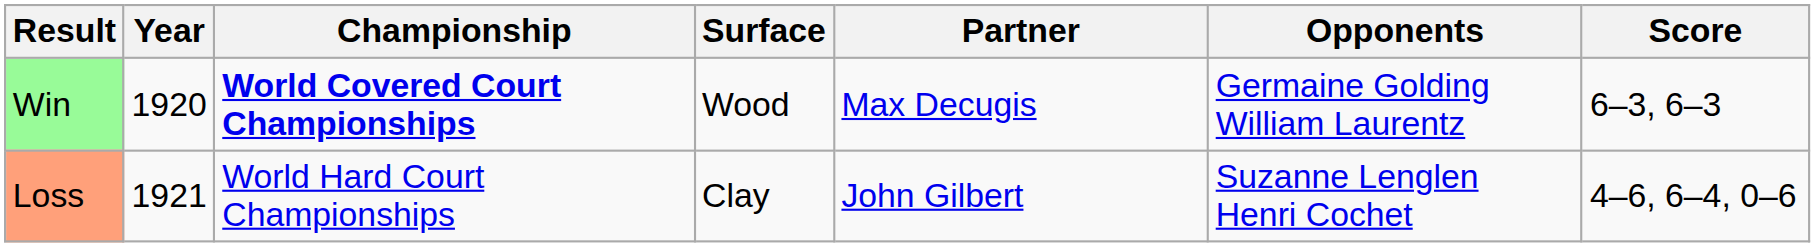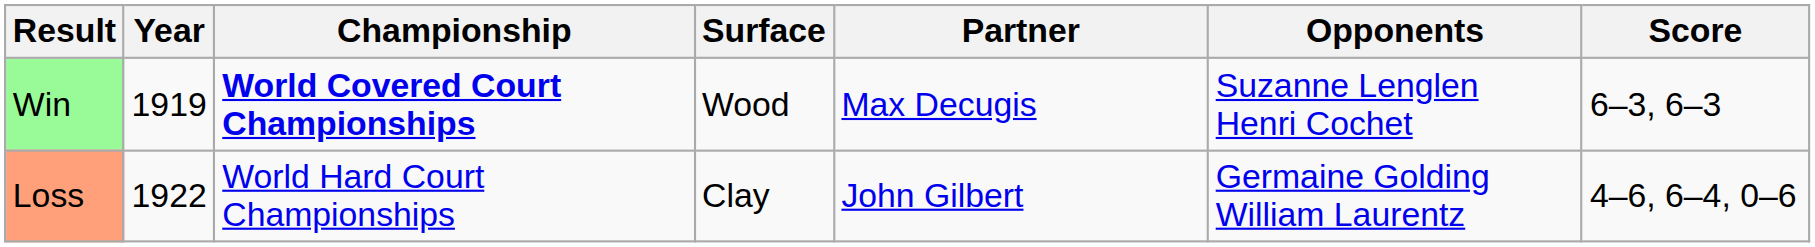(169, 103) 1920 -> (169, 103) 1919
(1353, 103) Germaine Golding William Laurentz -> (1347, 103) Suzanne Lenglen Henri Cochet
(169, 195) 1921 -> (169, 195) 1922
(1347, 195) Suzanne Lenglen Henri Cochet -> (1353, 195) Germaine Golding William Laurentz
